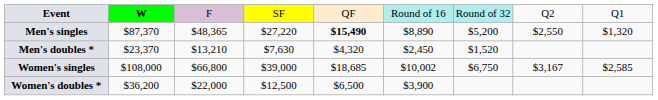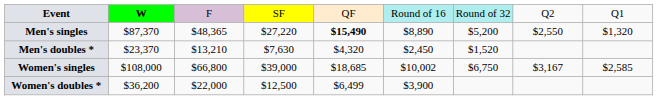(349, 86) $6,500 -> (349, 86) $6,499
